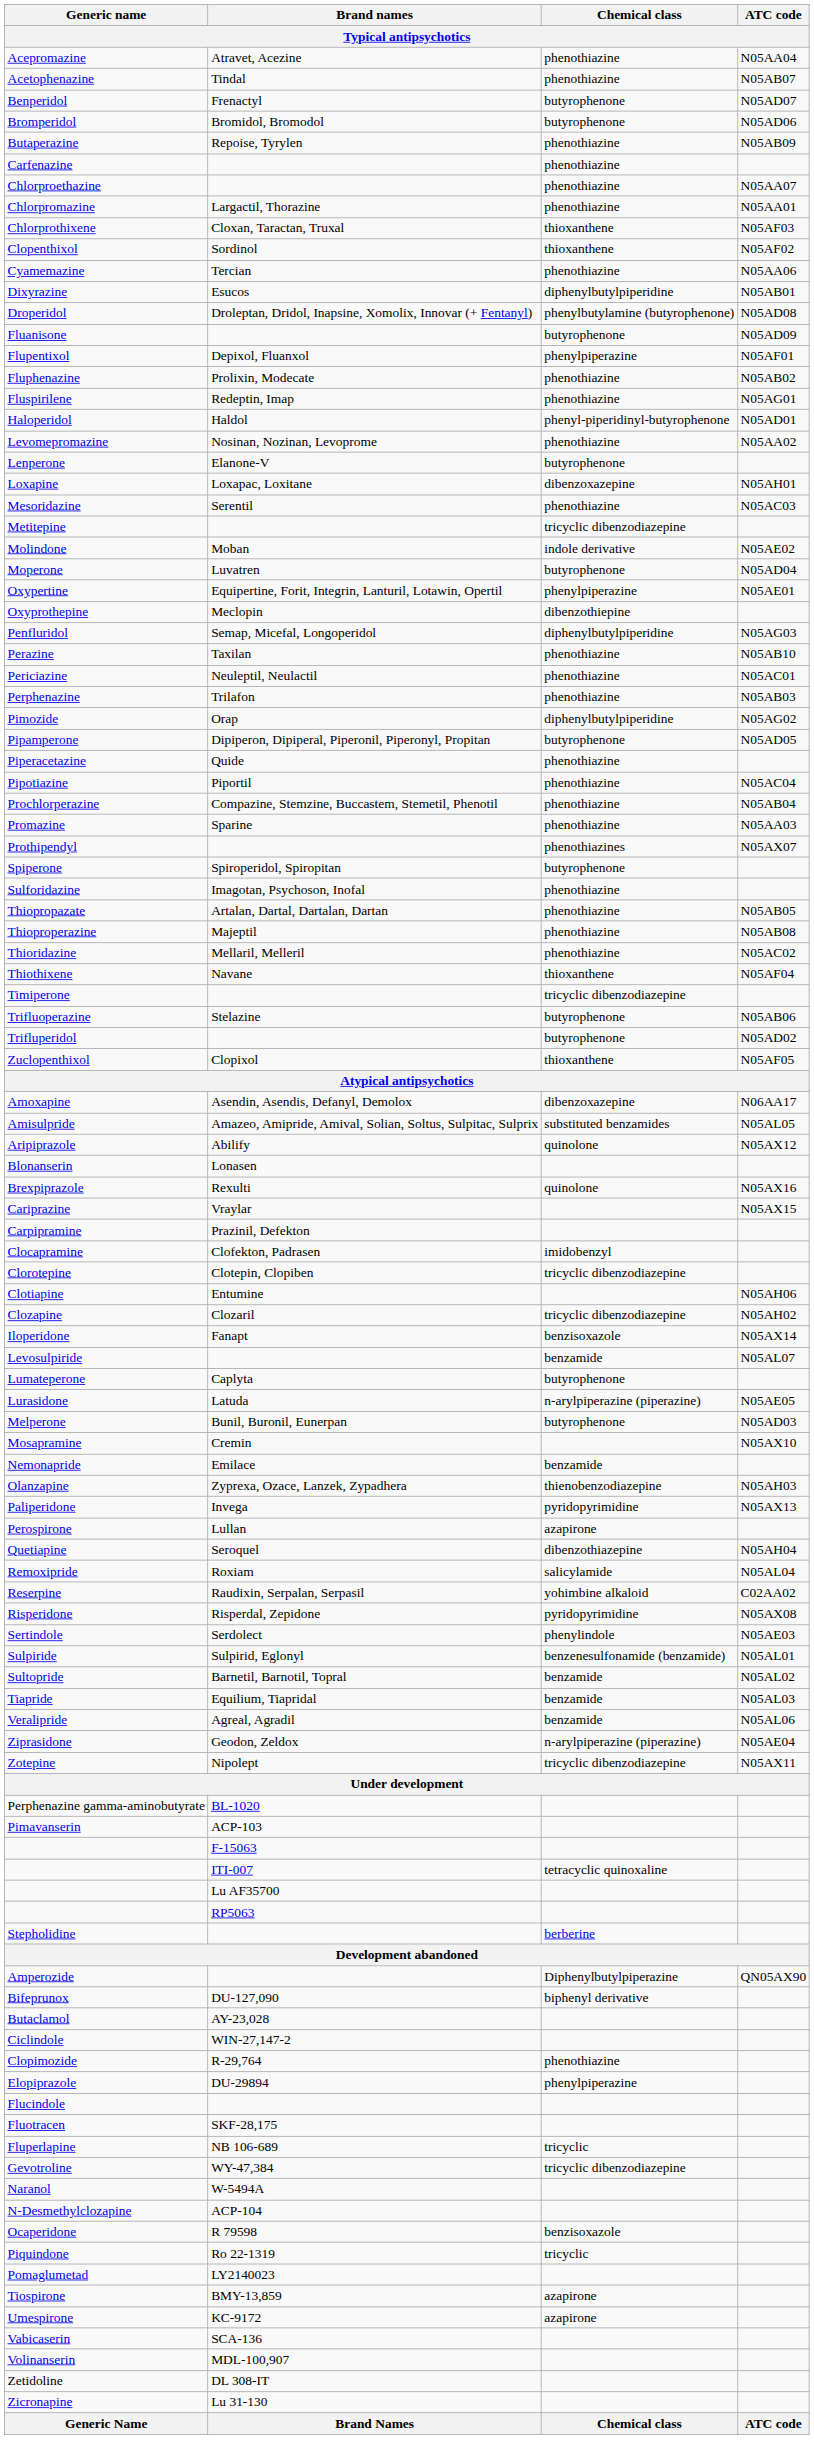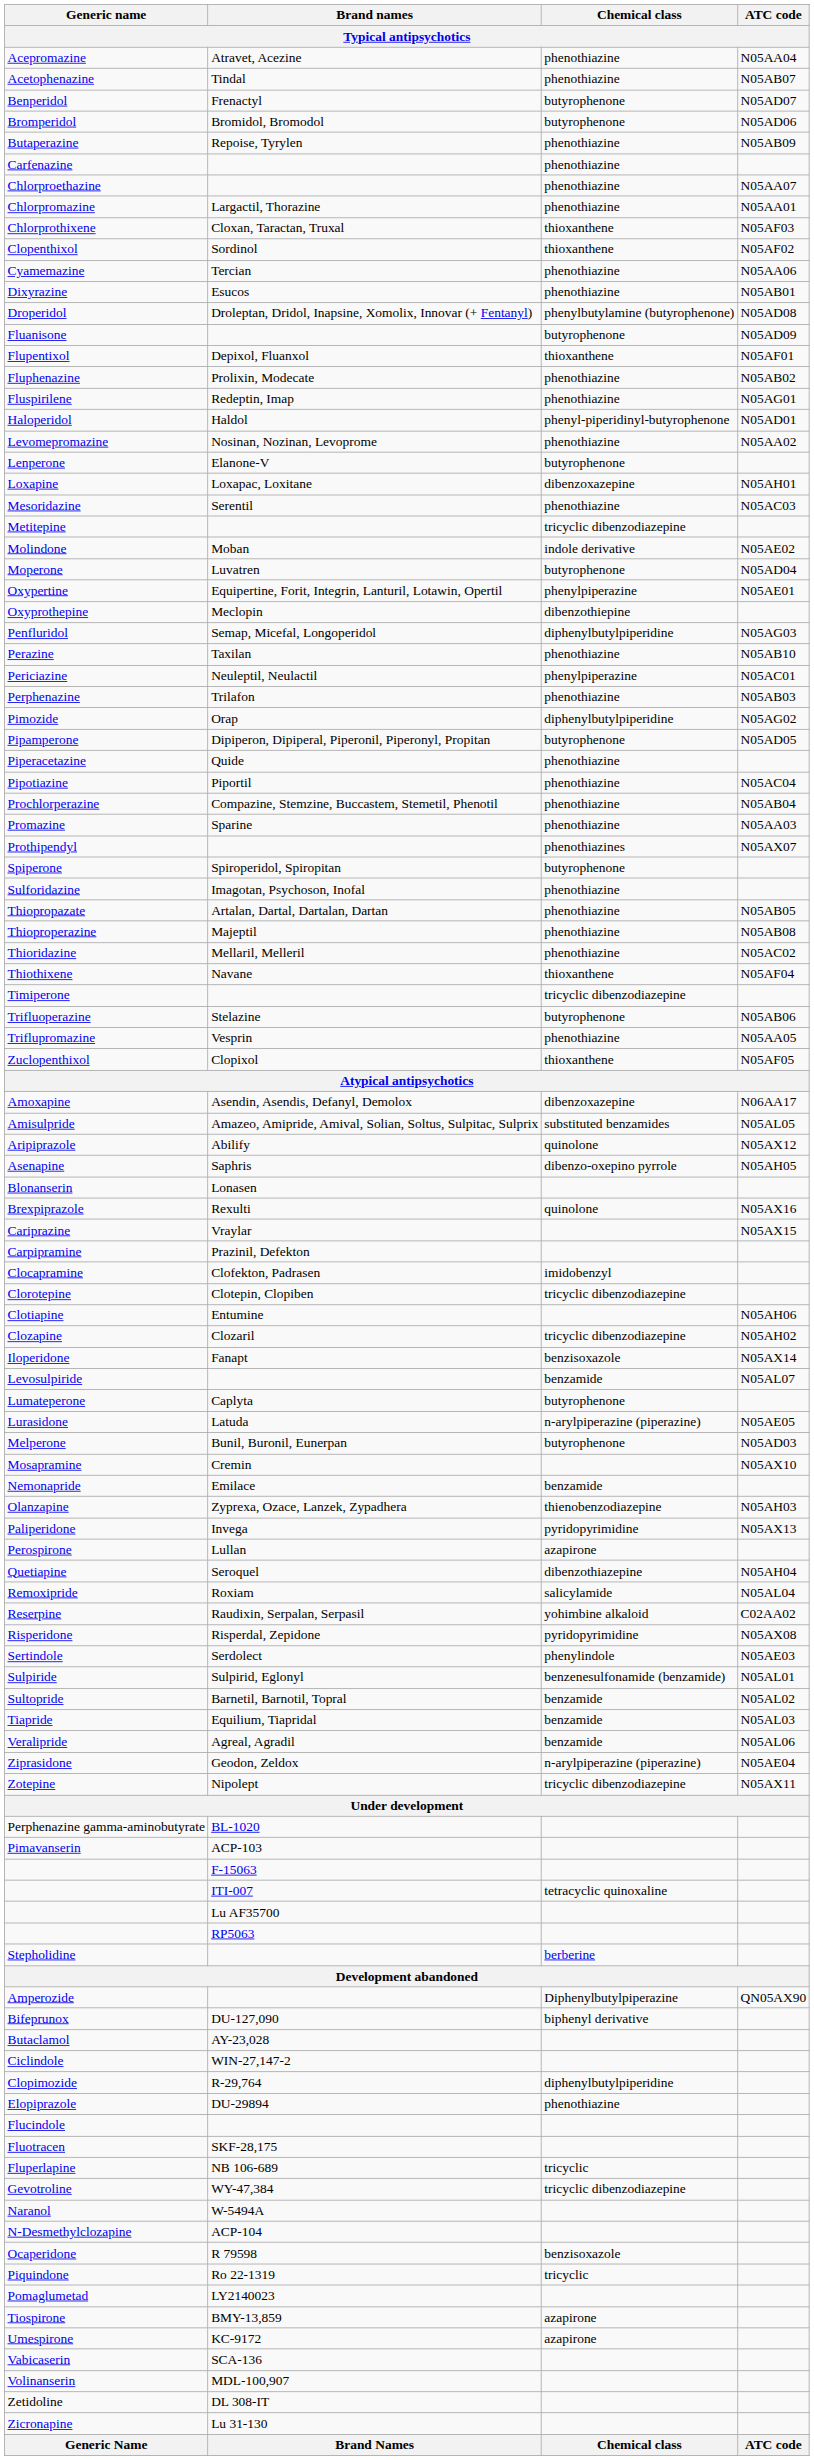(609, 292) diphenylbutylpiperidine -> (582, 292) phenothiazine
(591, 356) phenylpiperazine -> (579, 356) thioxanthene
(582, 675) phenothiazine -> (591, 675) phenylpiperazine
- row: (42, 1038)
+ row: (51, 1038)
+ row: (36, 1166)
(582, 2061) phenothiazine -> (609, 2082) diphenylbutylpiperidine
(591, 2082) phenylpiperazine -> (582, 2104) phenothiazine
